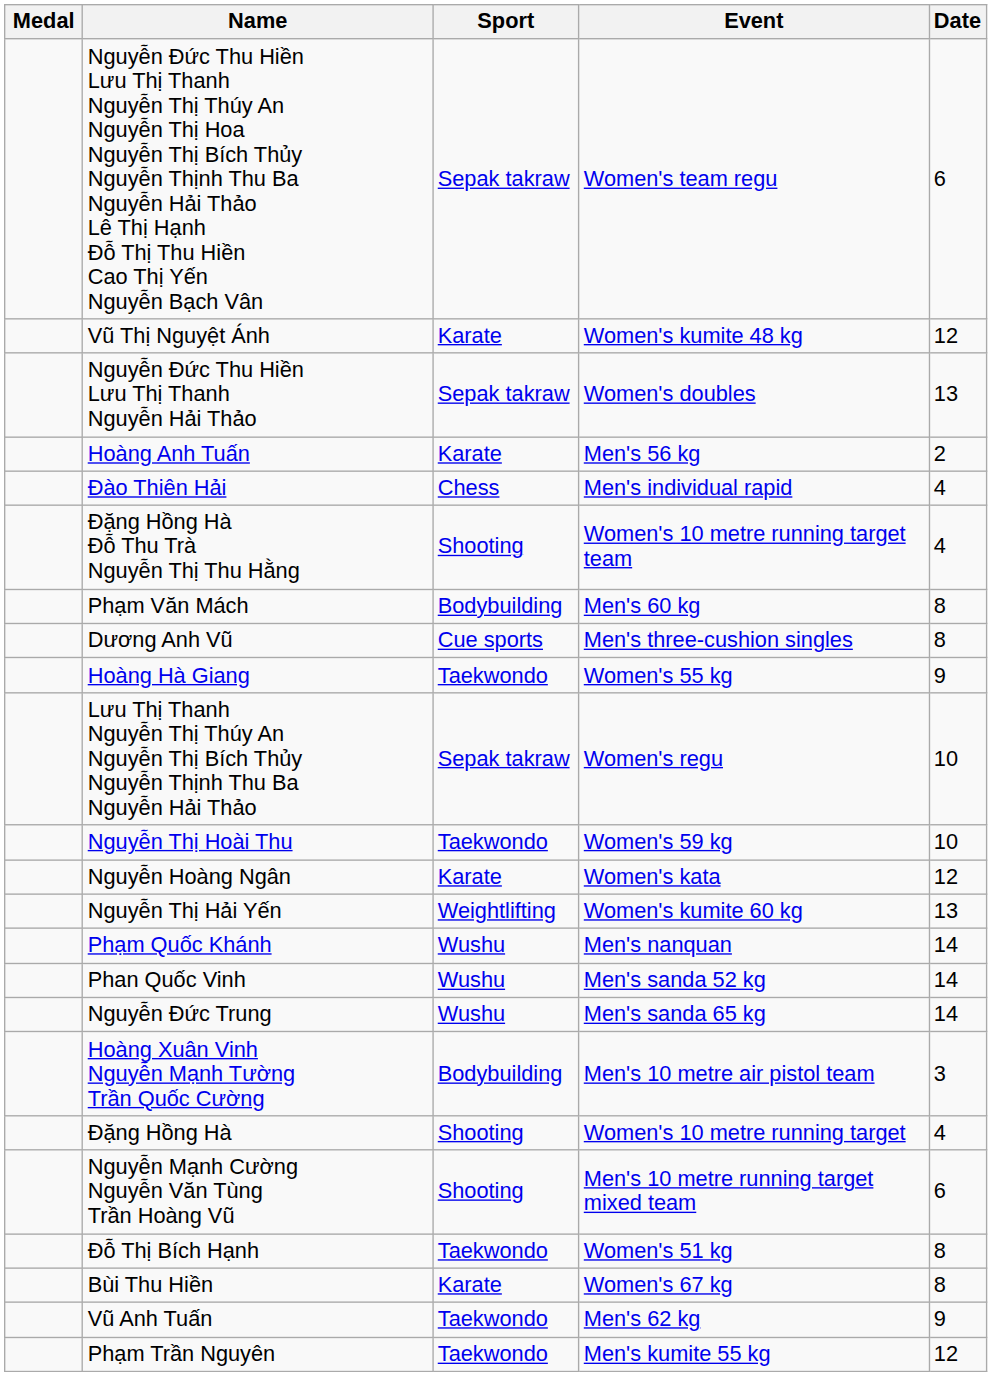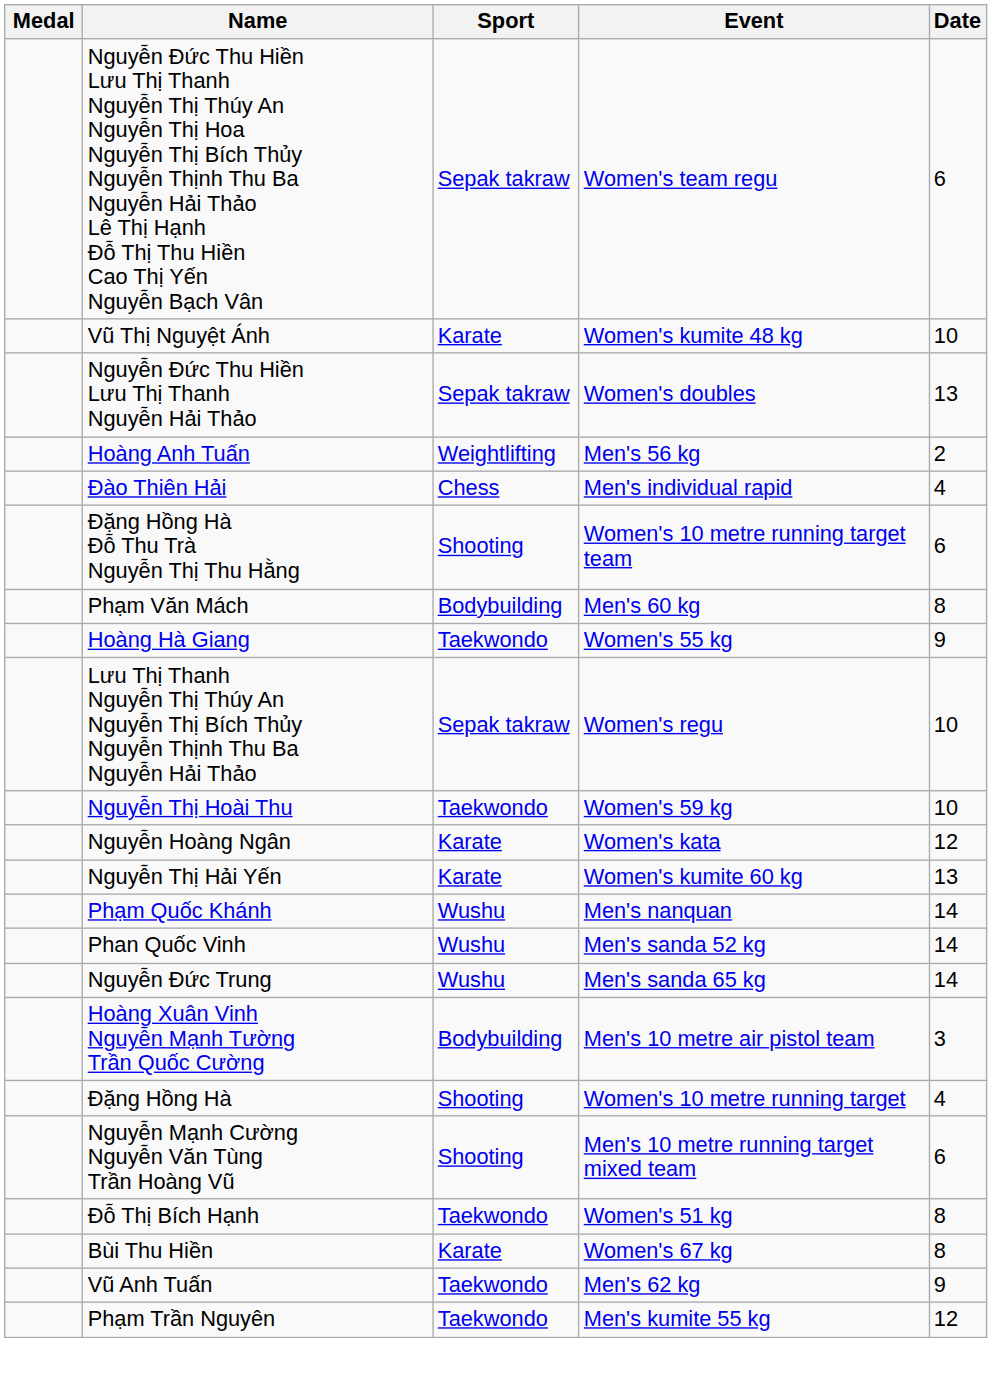(946, 335) 12 -> (946, 335) 10
(470, 453) Karate -> (497, 453) Weightlifting
(940, 547) 4 -> (940, 547) 6
- row: (160, 640)
(497, 911) Weightlifting -> (470, 876) Karate
